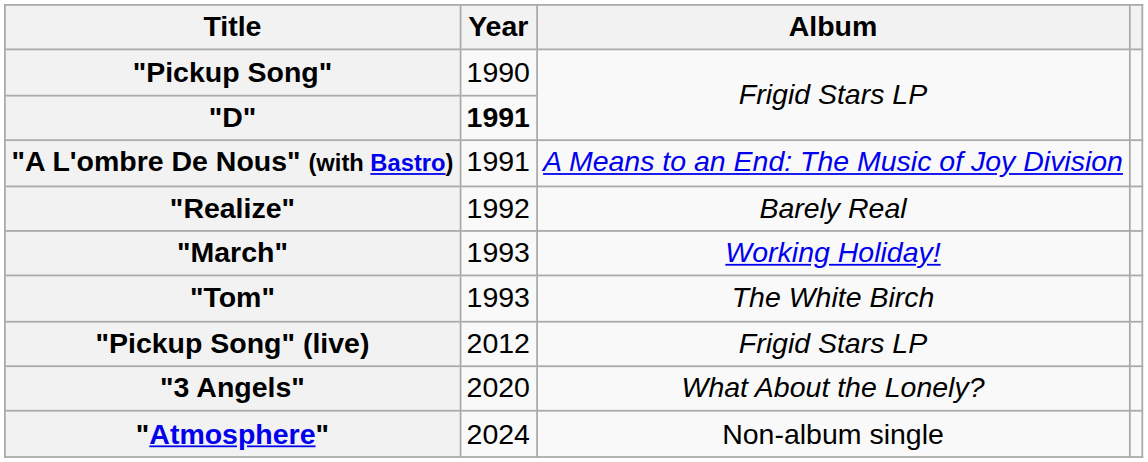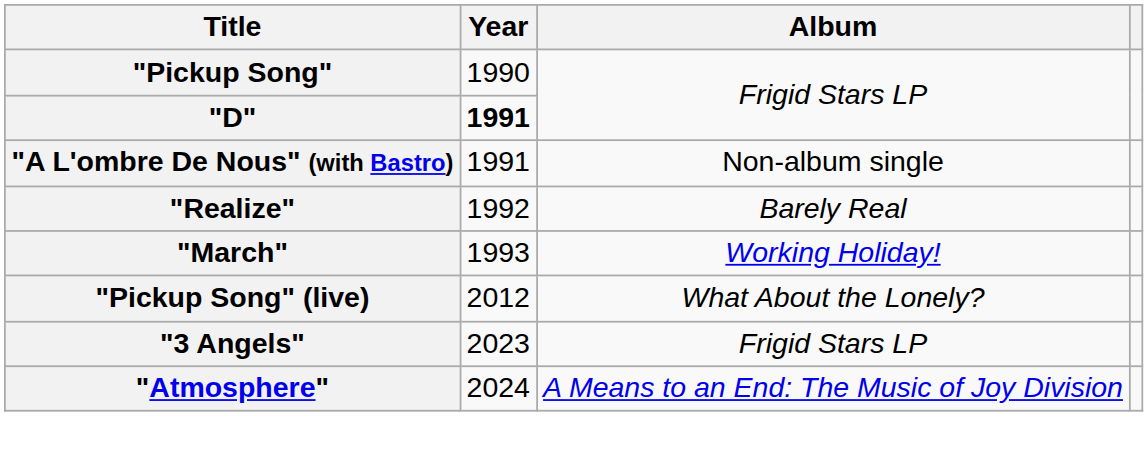(833, 162) A Means to an End: The Music of Joy Division -> (833, 162) Non-album single
- row: (232, 298)
(833, 343) Frigid Stars LP -> (833, 298) What About the Lonely?
(498, 388) 2020 -> (498, 343) 2023
(833, 388) What About the Lonely? -> (833, 343) Frigid Stars LP
(833, 433) Non-album single -> (833, 388) A Means to an End: The Music of Joy Division
